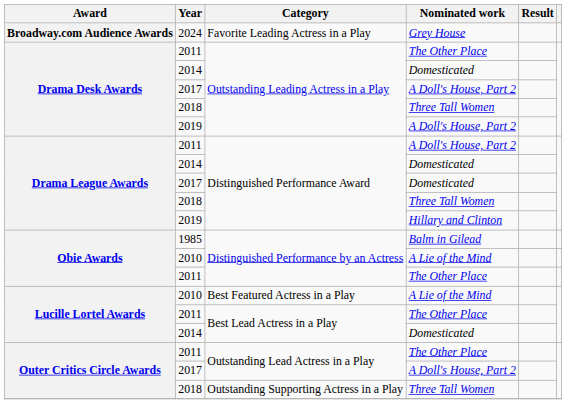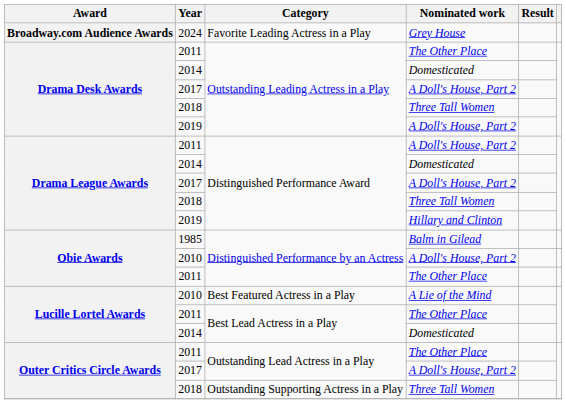(441, 182) Domesticated -> (462, 182) A Doll's House, Part 2
(450, 257) A Lie of the Mind -> (462, 257) A Doll's House, Part 2
